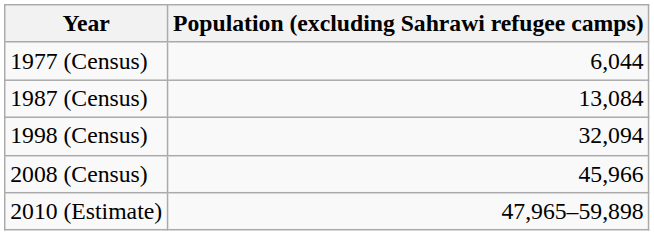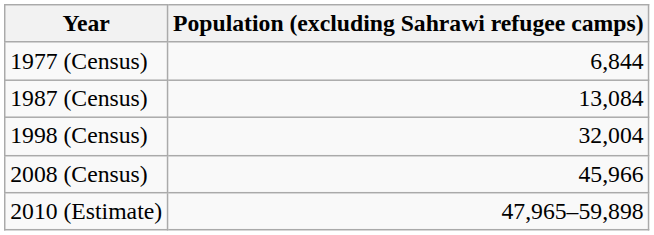(617, 60) 6,044 -> (617, 60) 6,844
(611, 135) 32,094 -> (611, 135) 32,004
